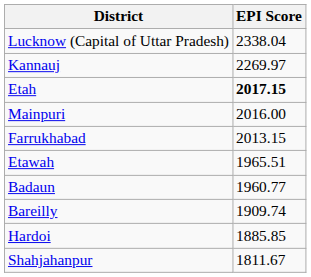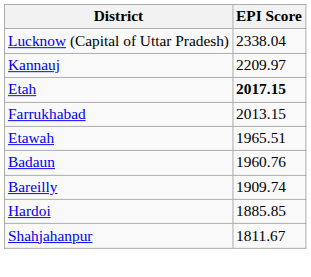(261, 65) 2269.97 -> (261, 65) 2209.97
- row: (37, 114)
(261, 187) 1960.77 -> (261, 162) 1960.76
